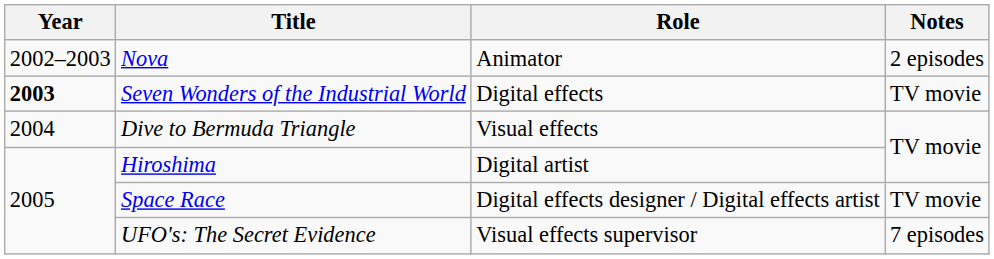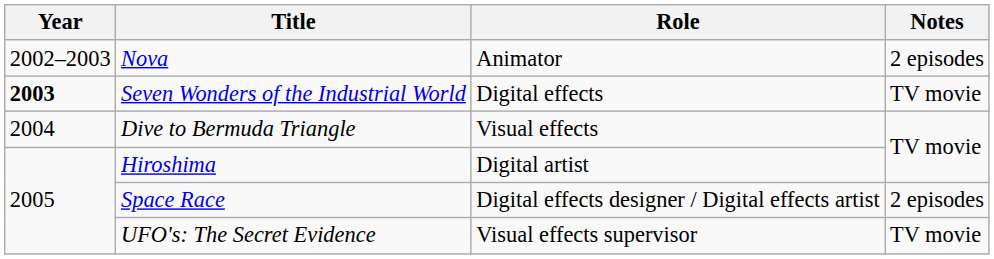(936, 199) TV movie -> (937, 199) 2 episodes
(937, 235) 7 episodes -> (936, 235) TV movie
